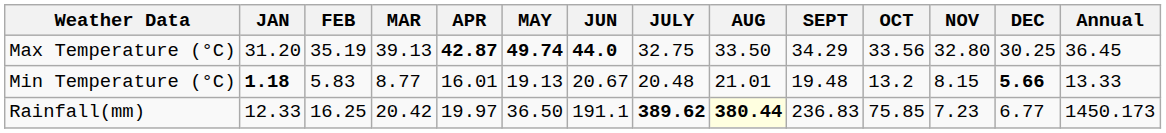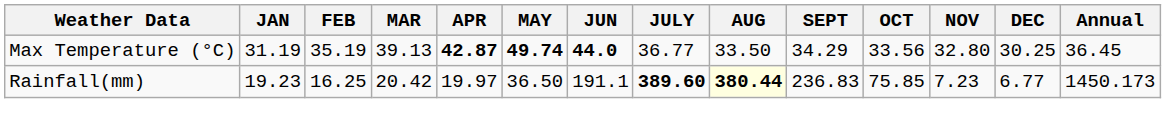(273, 51) 31.20 -> (273, 51) 31.19
(666, 51) 32.75 -> (666, 51) 36.77
- row: (122, 82)
(273, 112) 12.33 -> (273, 82) 19.23
(672, 112) 389.62 -> (672, 82) 389.60
